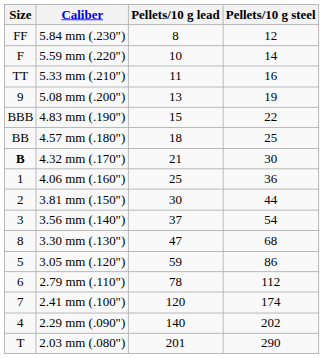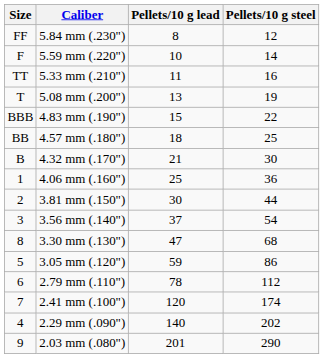(20, 96) 9 -> (20, 96) T
(20, 158) bold -> (20, 158) normal
(20, 343) T -> (20, 343) 9
